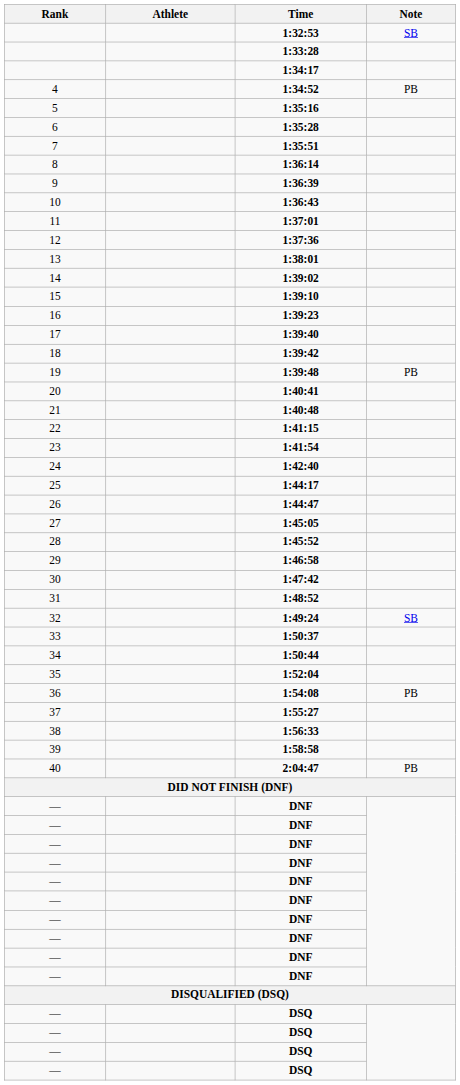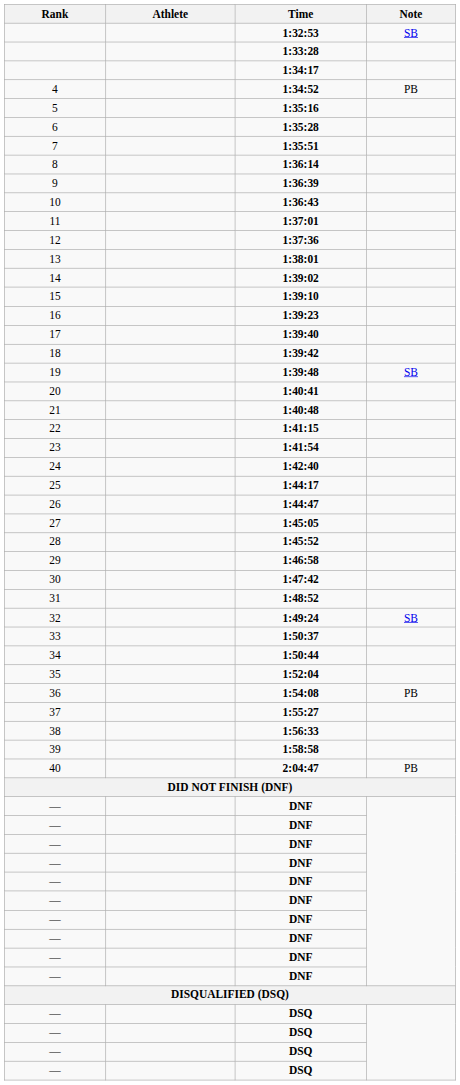(411, 372) PB -> (411, 372) SB
